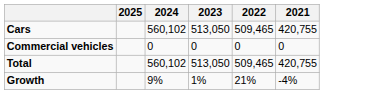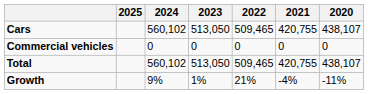+ column: (341, 13)
